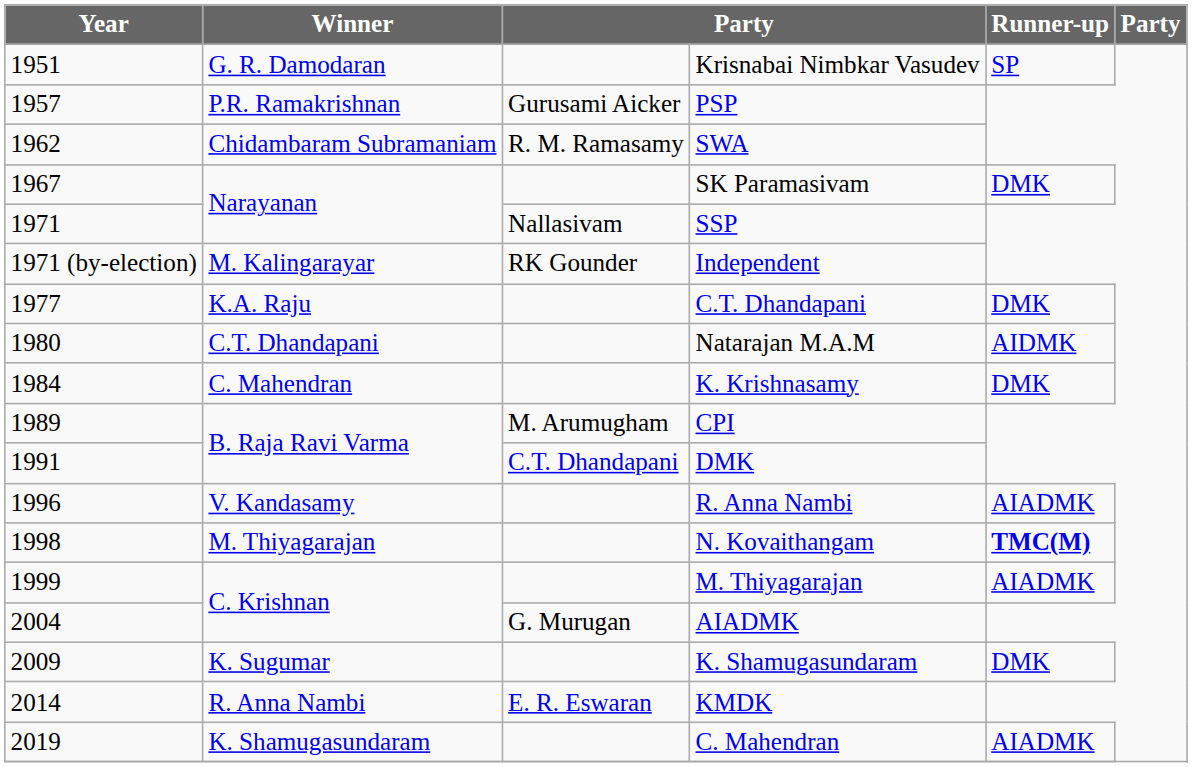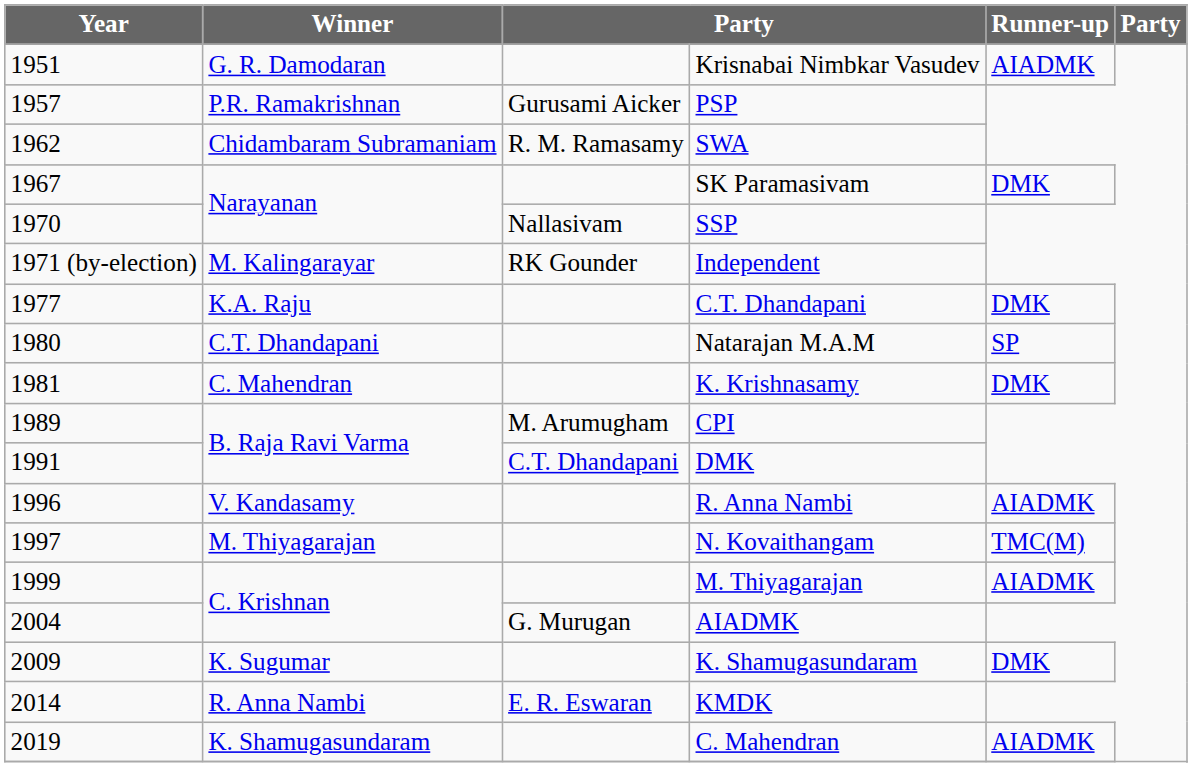(1005, 64) SP -> (1043, 64) AIADMK
(36, 223) 1971 -> (36, 223) 1970
(1034, 343) AIDMK -> (1005, 343) SP
(36, 382) 1984 -> (36, 382) 1981
(36, 542) 1998 -> (36, 542) 1997
(1041, 542) bold -> (1038, 542) normal
